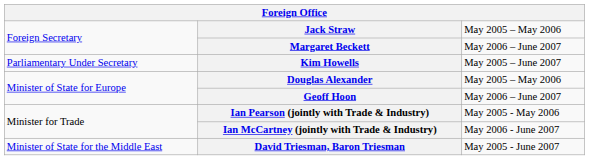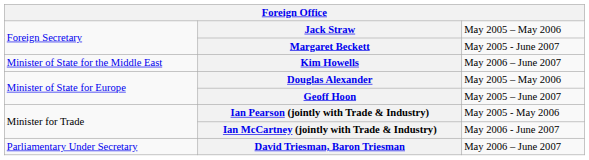(513, 46) May 2006 – June 2007 -> (512, 46) May 2005 - June 2007
(72, 63) Parliamentary Under Secretary -> (84, 63) Minister of State for the Middle East
(513, 63) May 2005 – June 2007 -> (513, 63) May 2006 – June 2007
(513, 96) May 2006 – June 2007 -> (513, 96) May 2005 – June 2007
(84, 146) Minister of State for the Middle East -> (72, 146) Parliamentary Under Secretary
(512, 146) May 2005 - June 2007 -> (513, 146) May 2006 – June 2007
